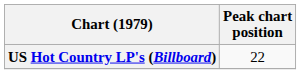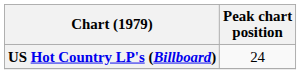(258, 56) 22 -> (258, 56) 24
